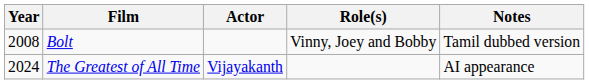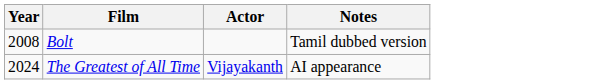- column: (363, 16)
